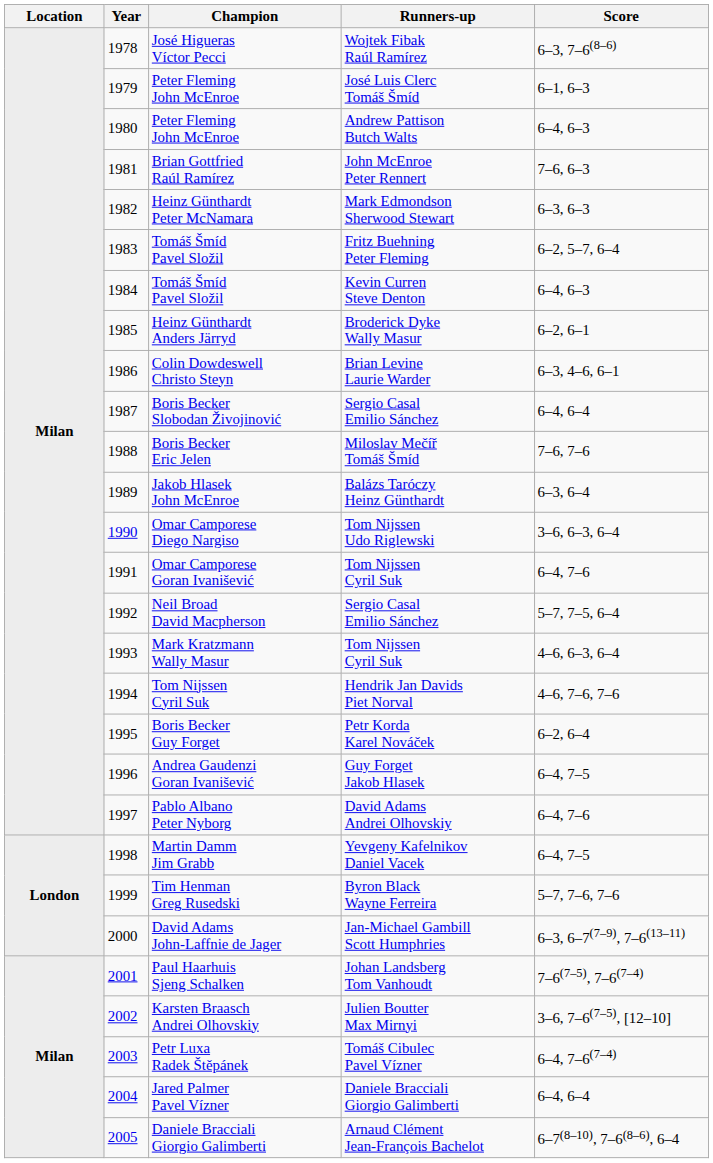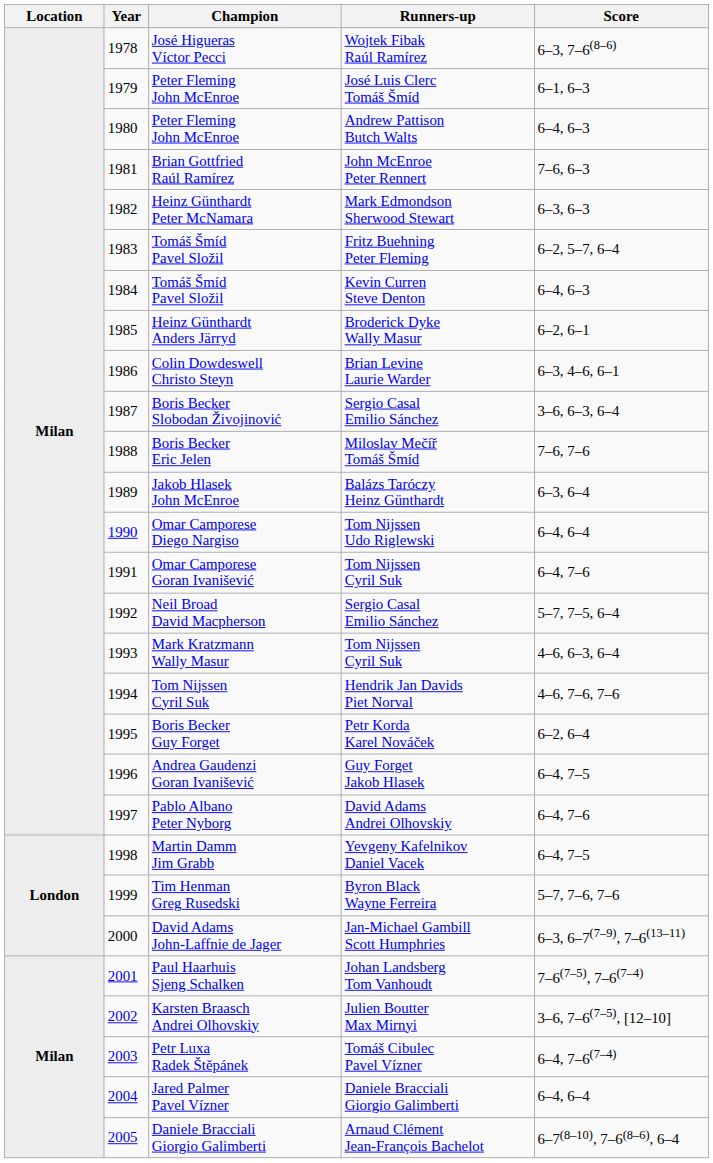(564, 411) 6–4, 6–4 -> (578, 411) 3–6, 6–3, 6–4
(578, 532) 3–6, 6–3, 6–4 -> (564, 532) 6–4, 6–4
